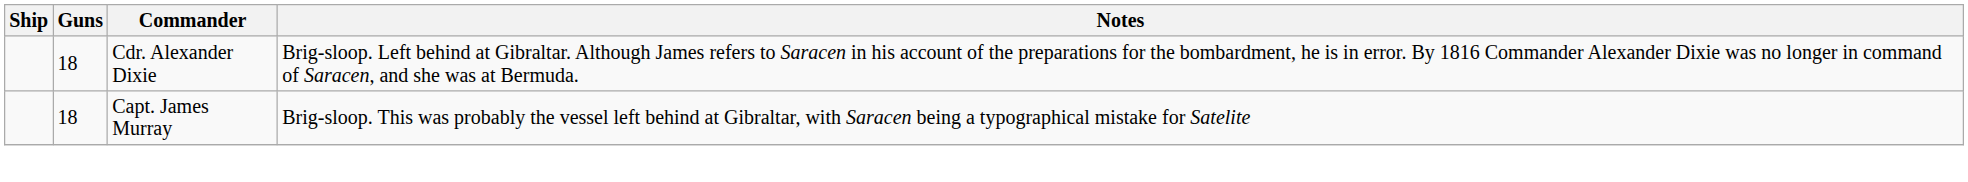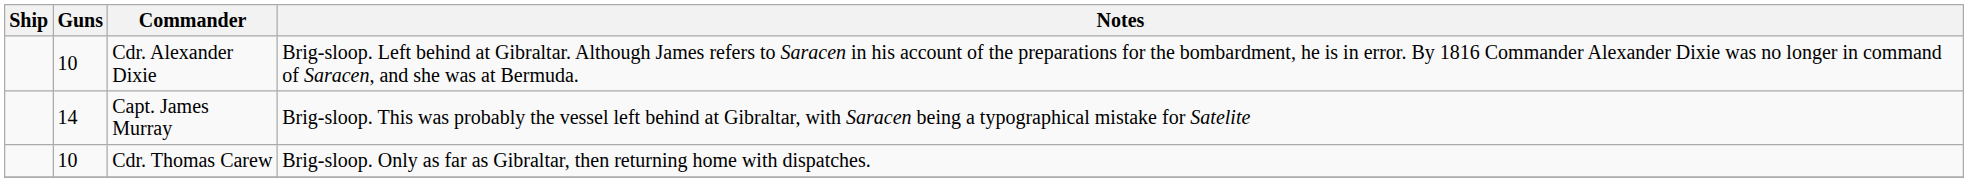(67, 63) 18 -> (67, 63) 10
(67, 117) 18 -> (67, 117) 14
+ row: (192, 160)
